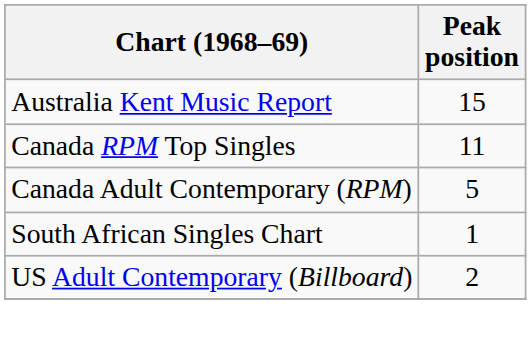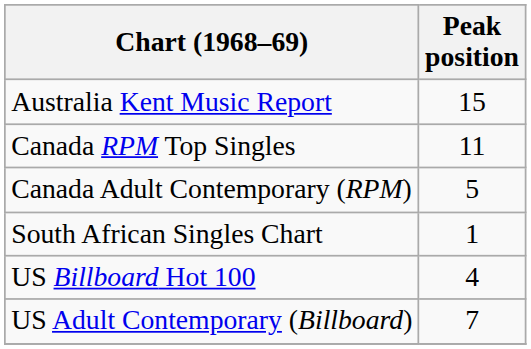+ row: (133, 277)
(472, 277) 2 -> (472, 320) 7
